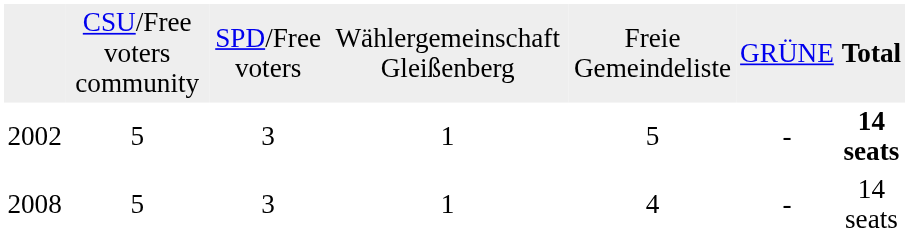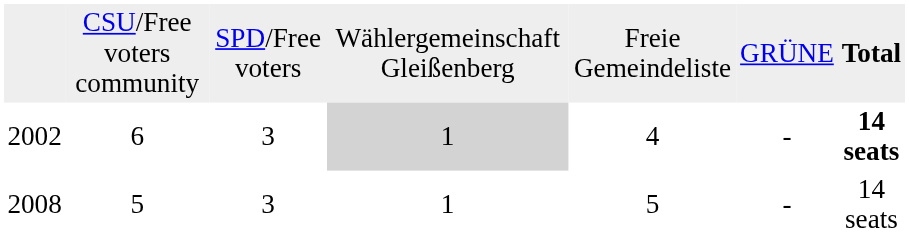(137, 136) 5 -> (137, 136) 6
(448, 136) no background -> (448, 136) lightgrey background
(653, 136) 5 -> (653, 136) 4
(653, 204) 4 -> (653, 204) 5
